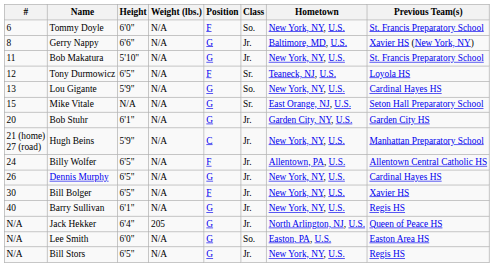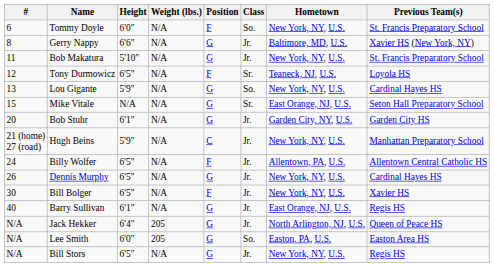(307, 208) New York, NY, U.S. -> (310, 208) East Orange, NJ, U.S.
(159, 239) N/A -> (158, 239) 205
